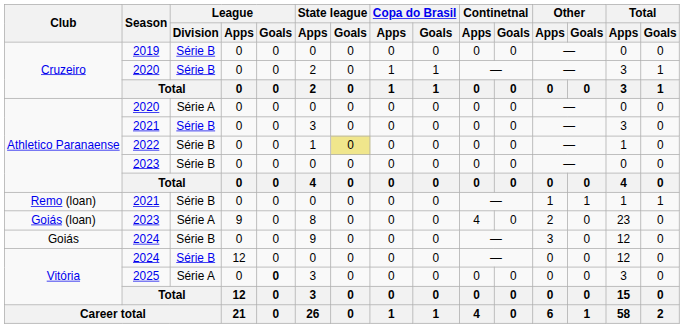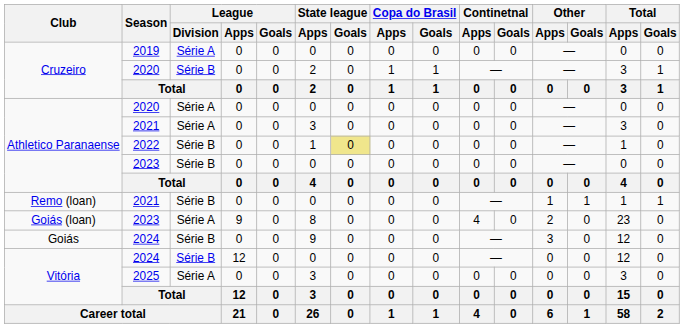(196, 51) Série B -> (196, 51) Série A
(196, 126) Série B -> (196, 126) Série A
(276, 276) bold -> (276, 276) normal
